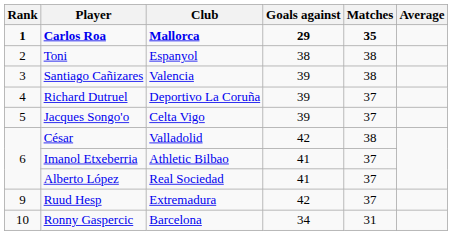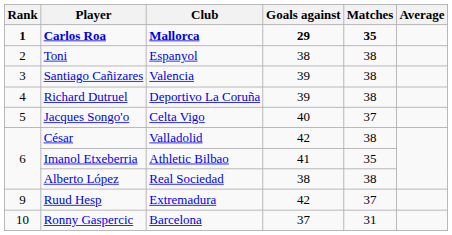(370, 96) 37 -> (370, 96) 38
(303, 117) 39 -> (303, 117) 40
(370, 158) 37 -> (370, 158) 35
(303, 179) 41 -> (303, 179) 38
(370, 179) 37 -> (370, 179) 38
(303, 220) 34 -> (303, 220) 37
